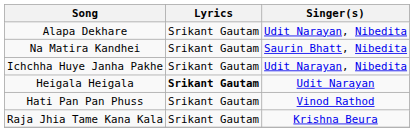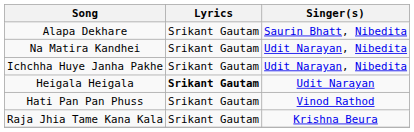(336, 31) Udit Narayan, Nibedita -> (336, 31) Saurin Bhatt, Nibedita
(336, 48) Saurin Bhatt, Nibedita -> (336, 48) Udit Narayan, Nibedita
